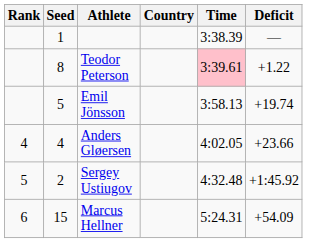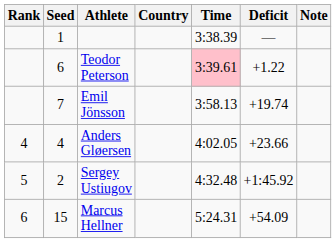+ column: (314, 15)
(60, 67) 8 -> (60, 67) 6
(60, 105) 5 -> (60, 105) 7
